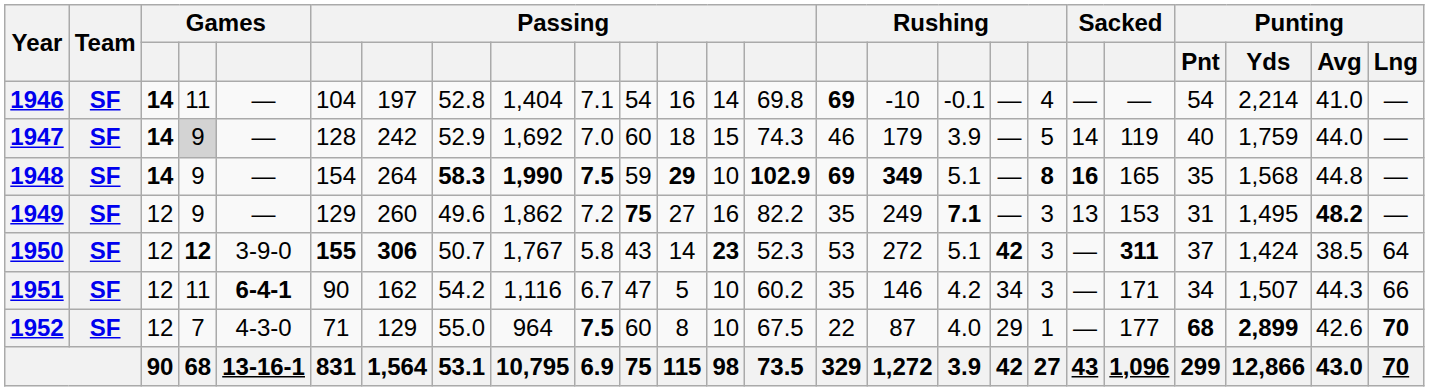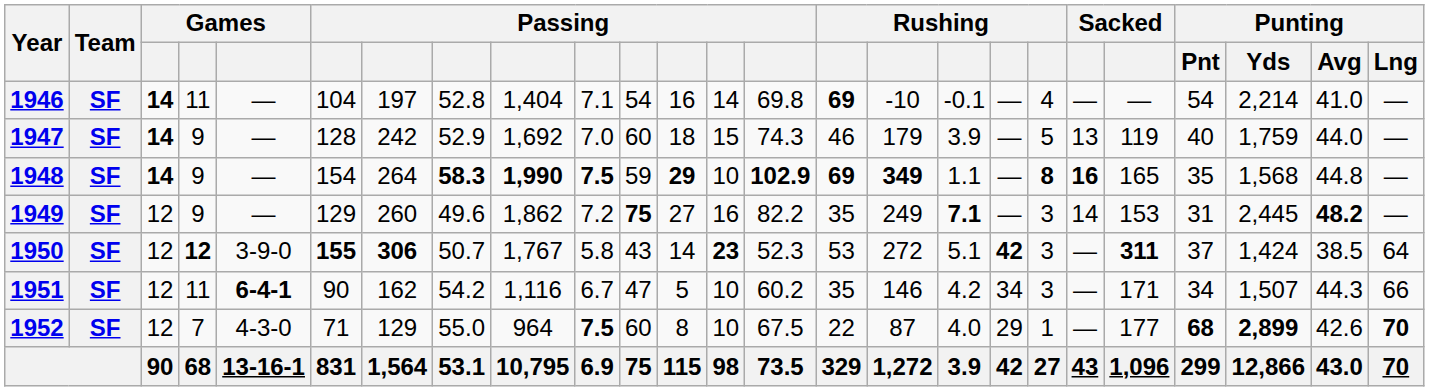(198, 137) lightgrey background -> (198, 137) no background
(1085, 137) 14 -> (1085, 137) 13
(964, 175) 5.1 -> (964, 175) 1.1
(1085, 213) 13 -> (1085, 213) 14
(1268, 213) 1,495 -> (1268, 213) 2,445
